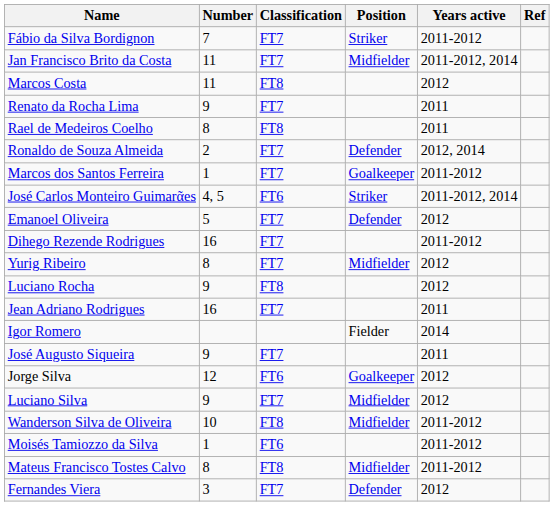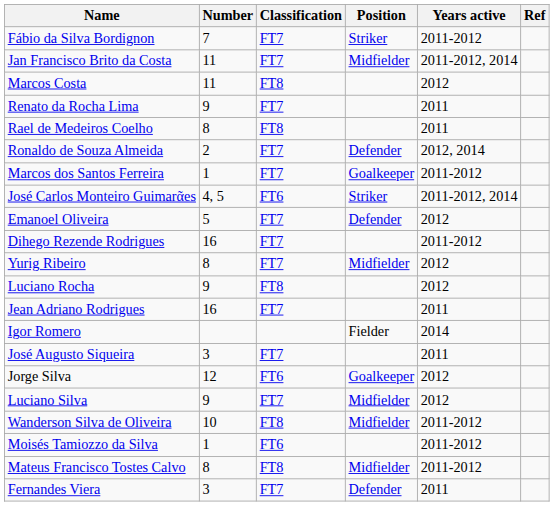(206, 354) 9 -> (206, 354) 3
(435, 490) 2012 -> (435, 490) 2011
